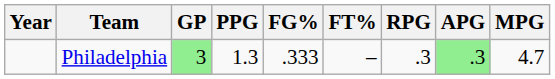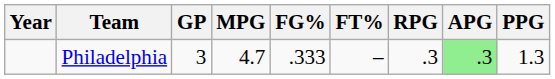columns swapped: (520, 22) <-> (237, 22)
(201, 56) lightgreen background -> (201, 56) no background
